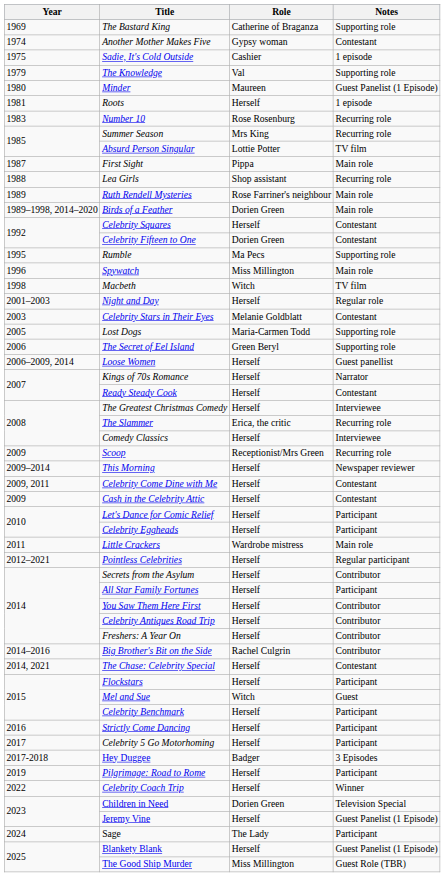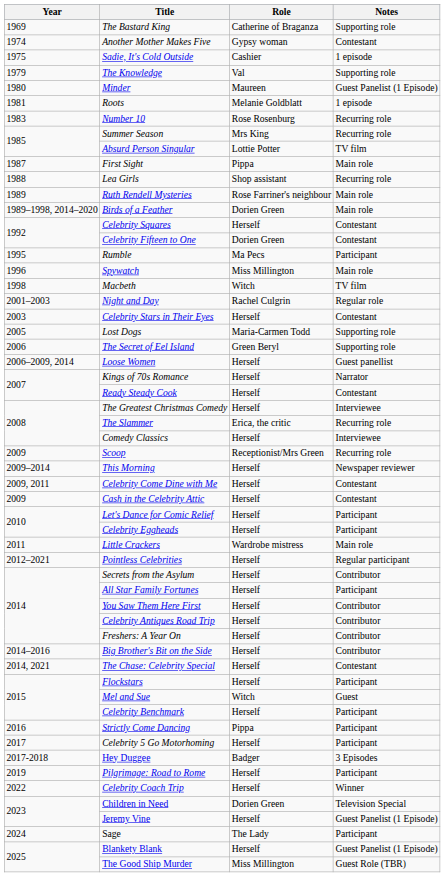(246, 103) Herself -> (267, 103) Melanie Goldblatt
(366, 255) Supporting role -> (356, 255) Participant
(246, 301) Herself -> (261, 301) Rachel Culgrin
(267, 316) Melanie Goldblatt -> (246, 316) Herself
(261, 651) Rachel Culgrin -> (246, 651) Herself
(246, 727) Herself -> (243, 727) Pippa
